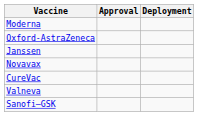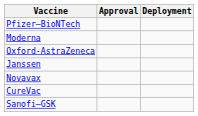+ row: (43, 24)
- row: (24, 91)
